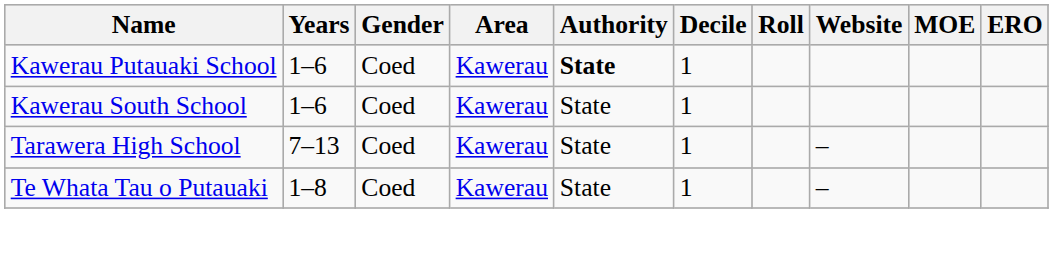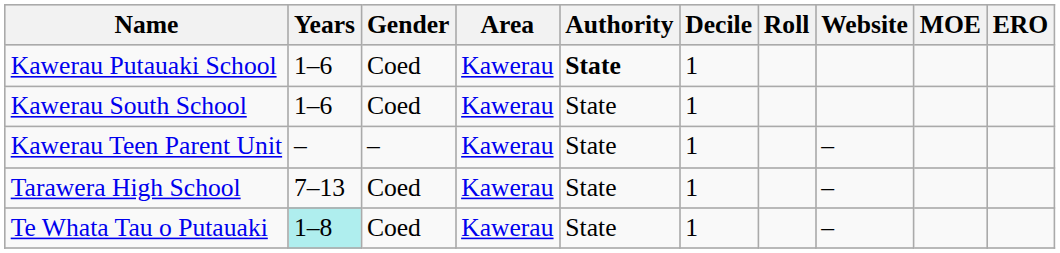+ row: (146, 146)
(308, 187) no background -> (313, 227) paleturquoise background
